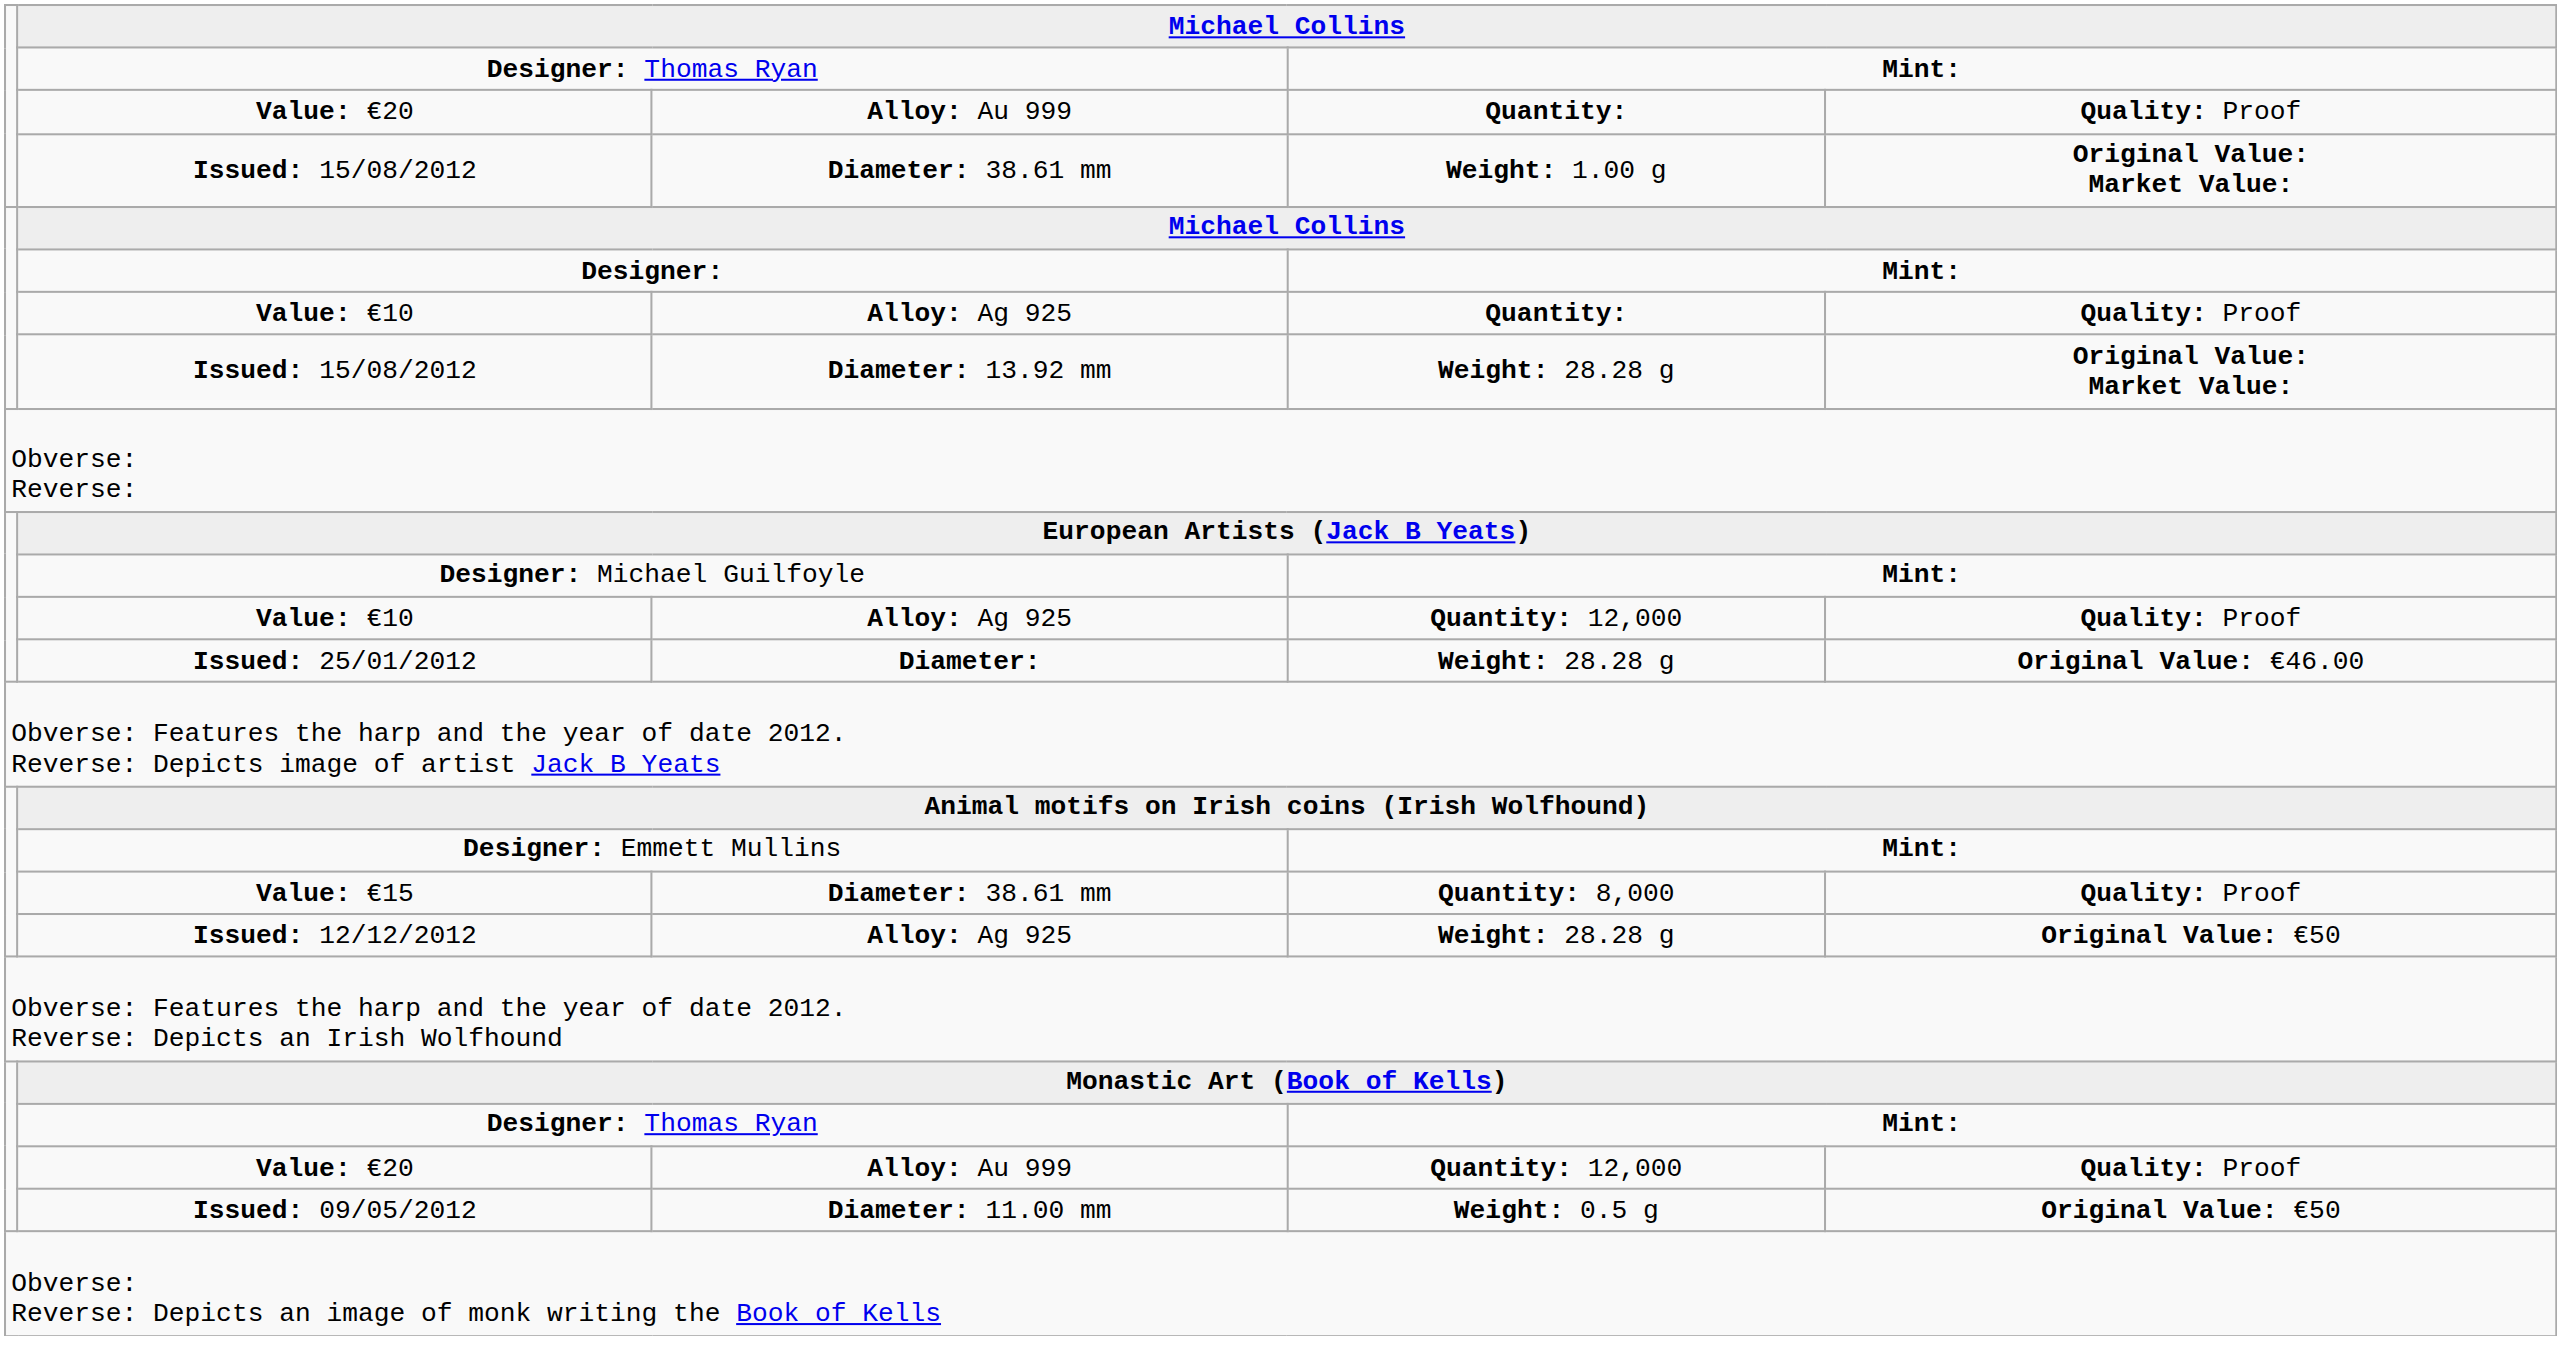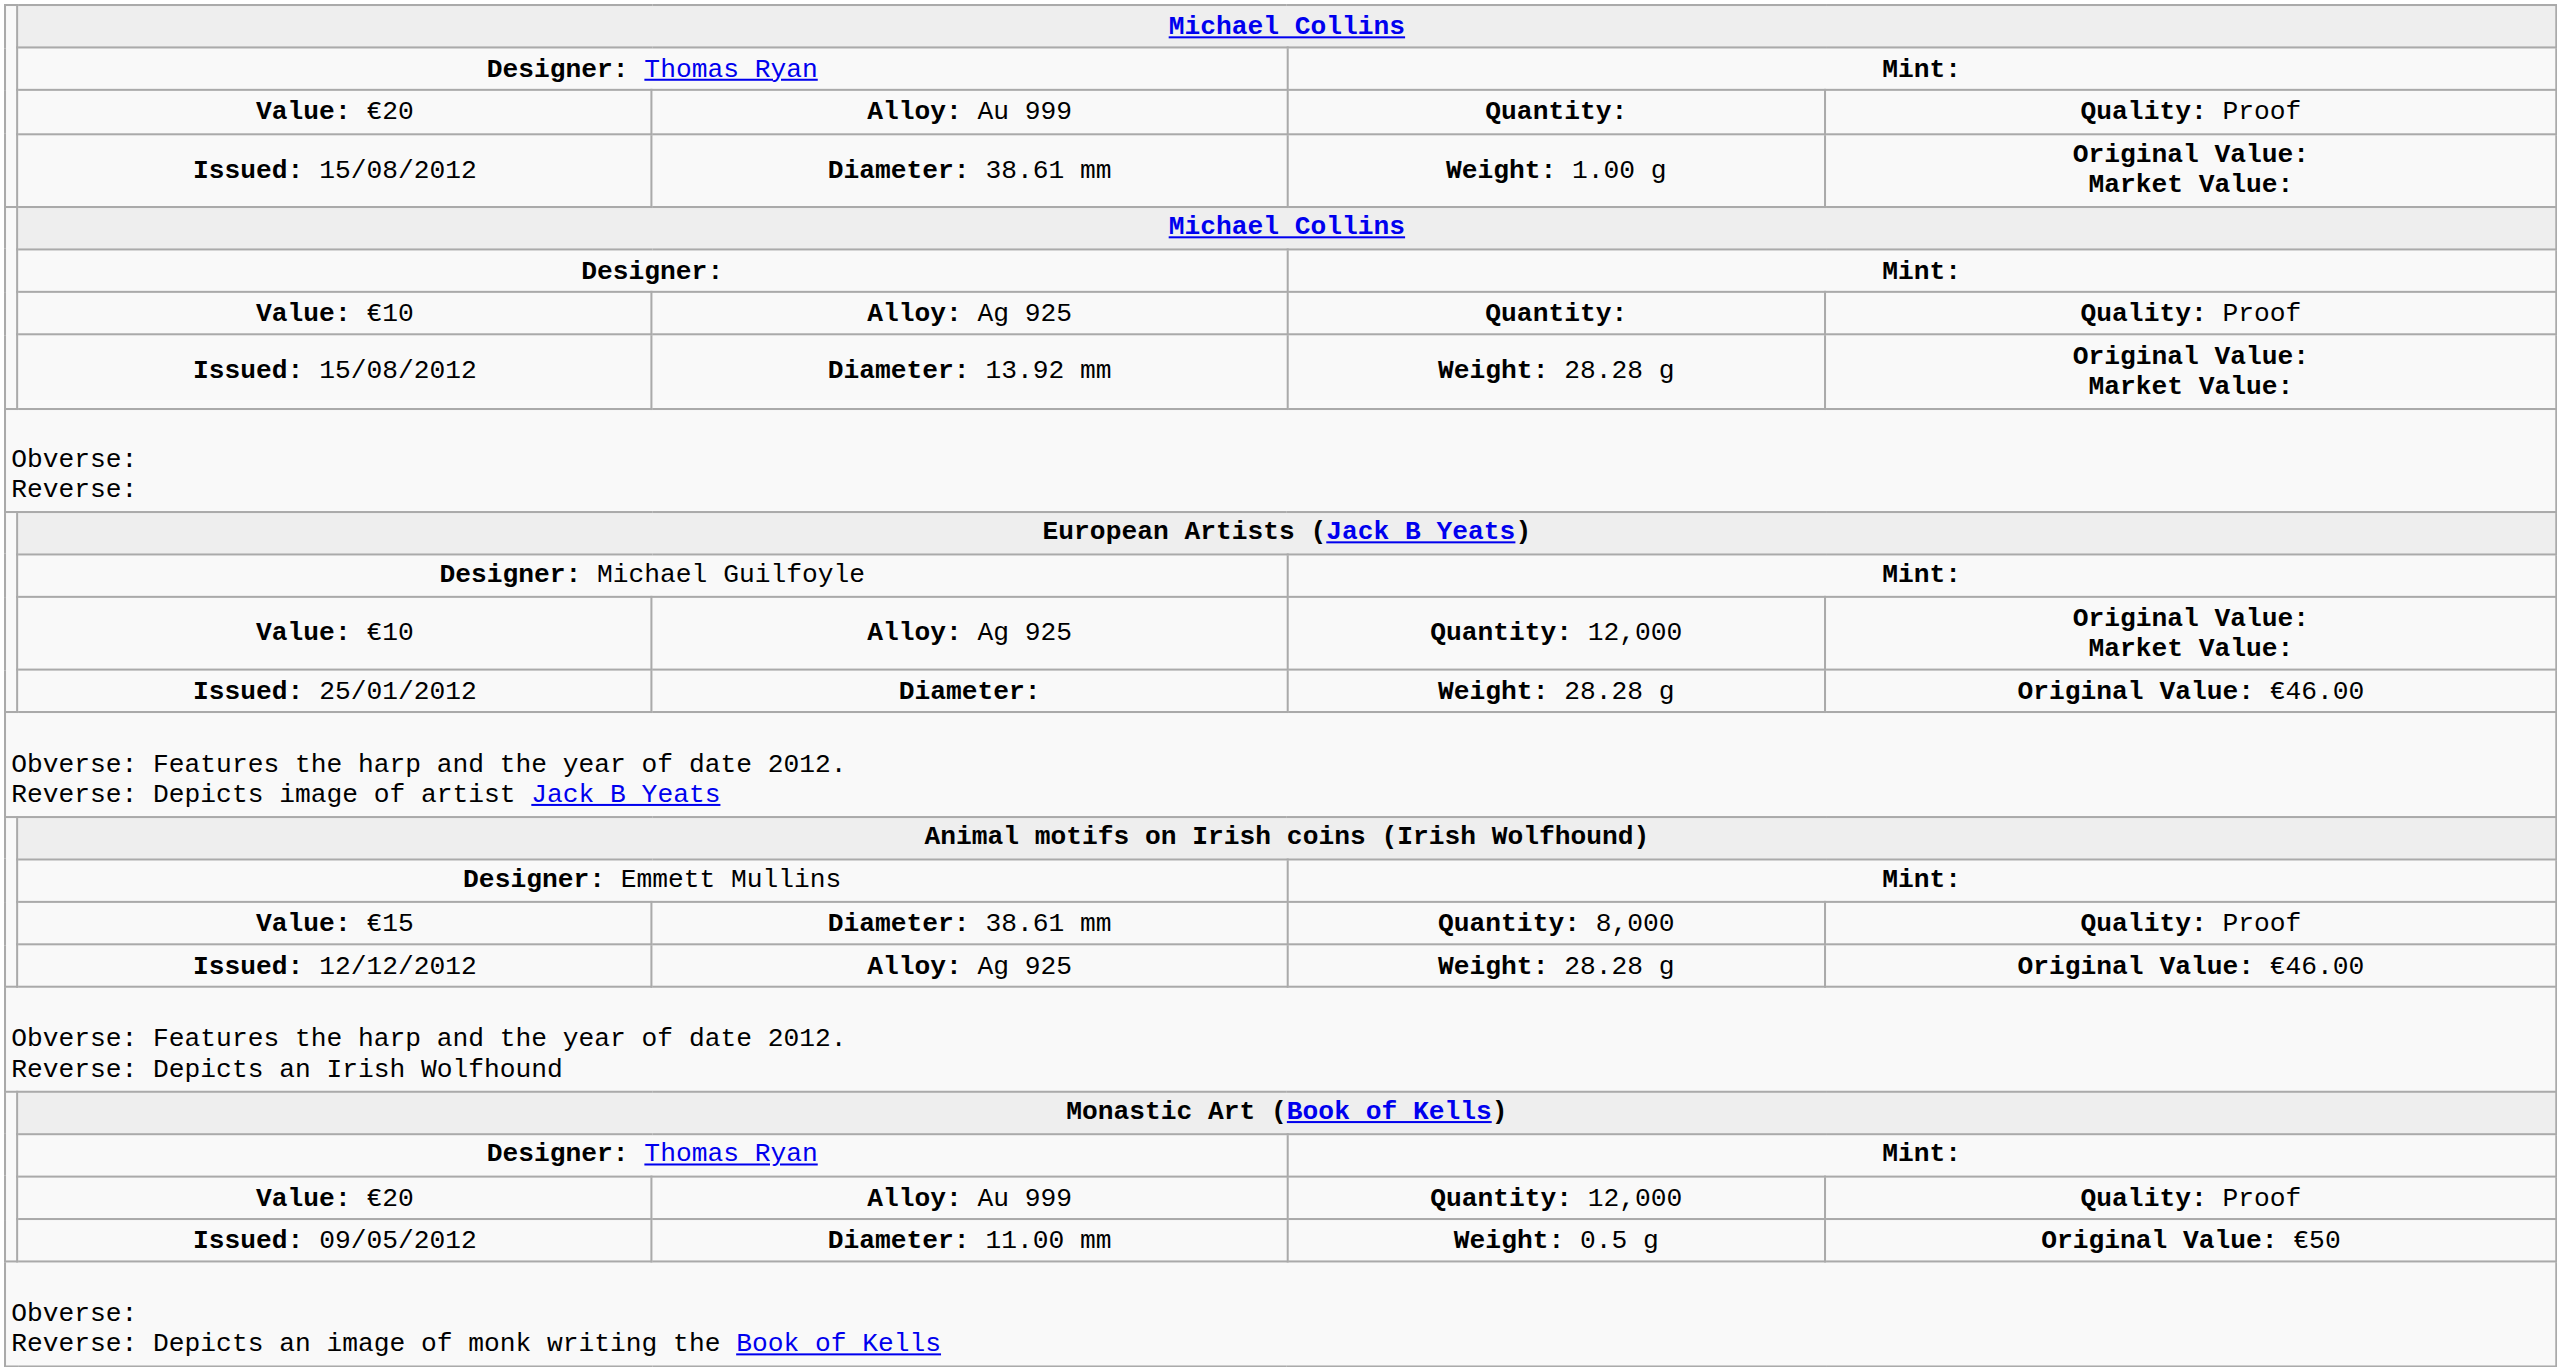(2191, 618) Quality: Proof -> (2191, 634) Original Value: Market Value:
(2191, 936) Original Value: €50 -> (2191, 966) Original Value: €46.00
